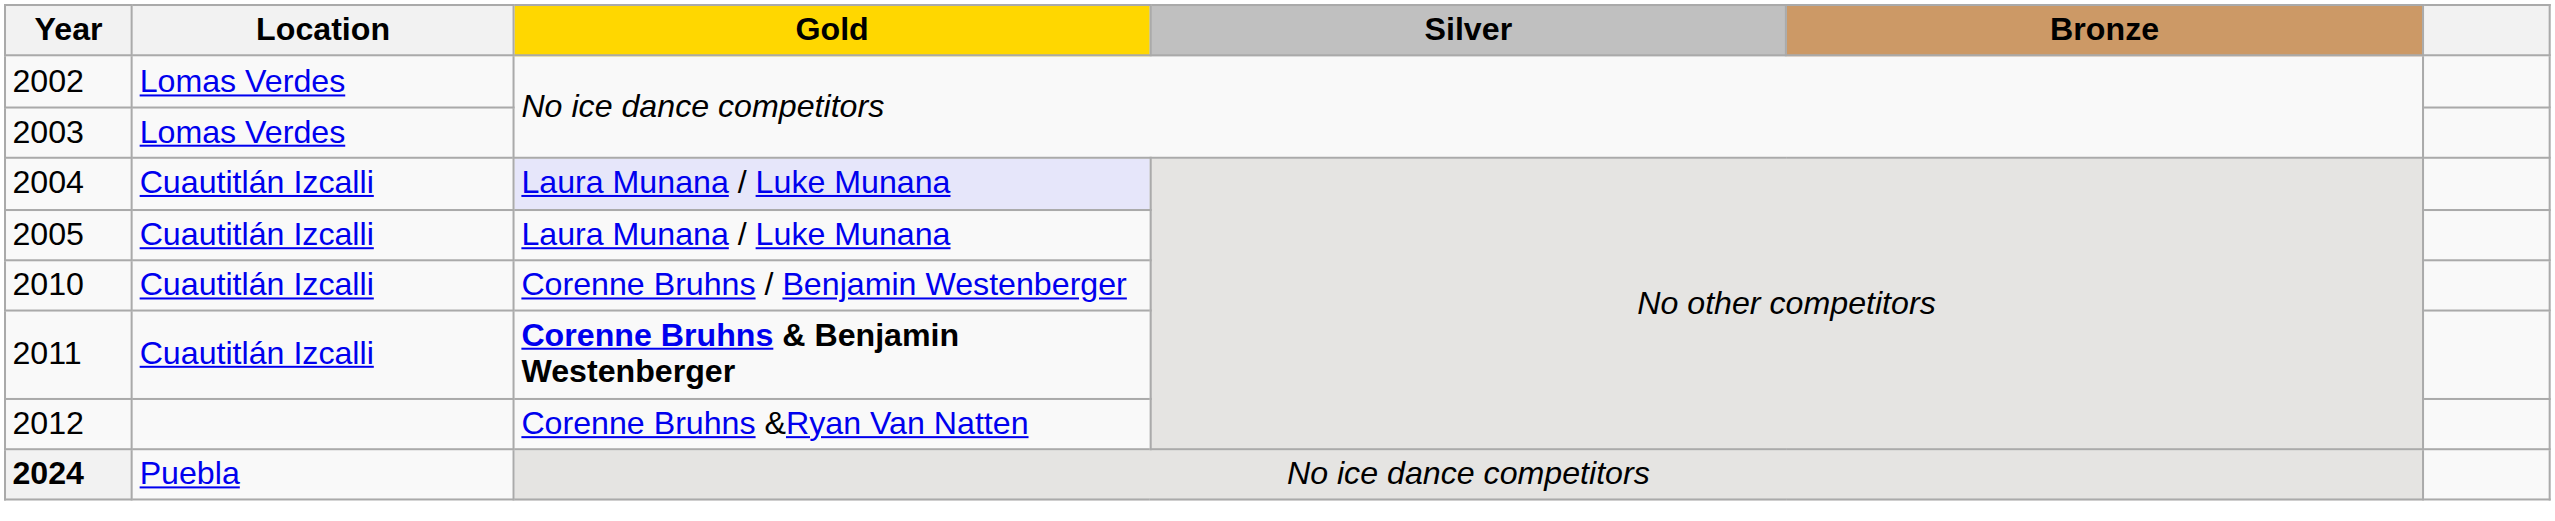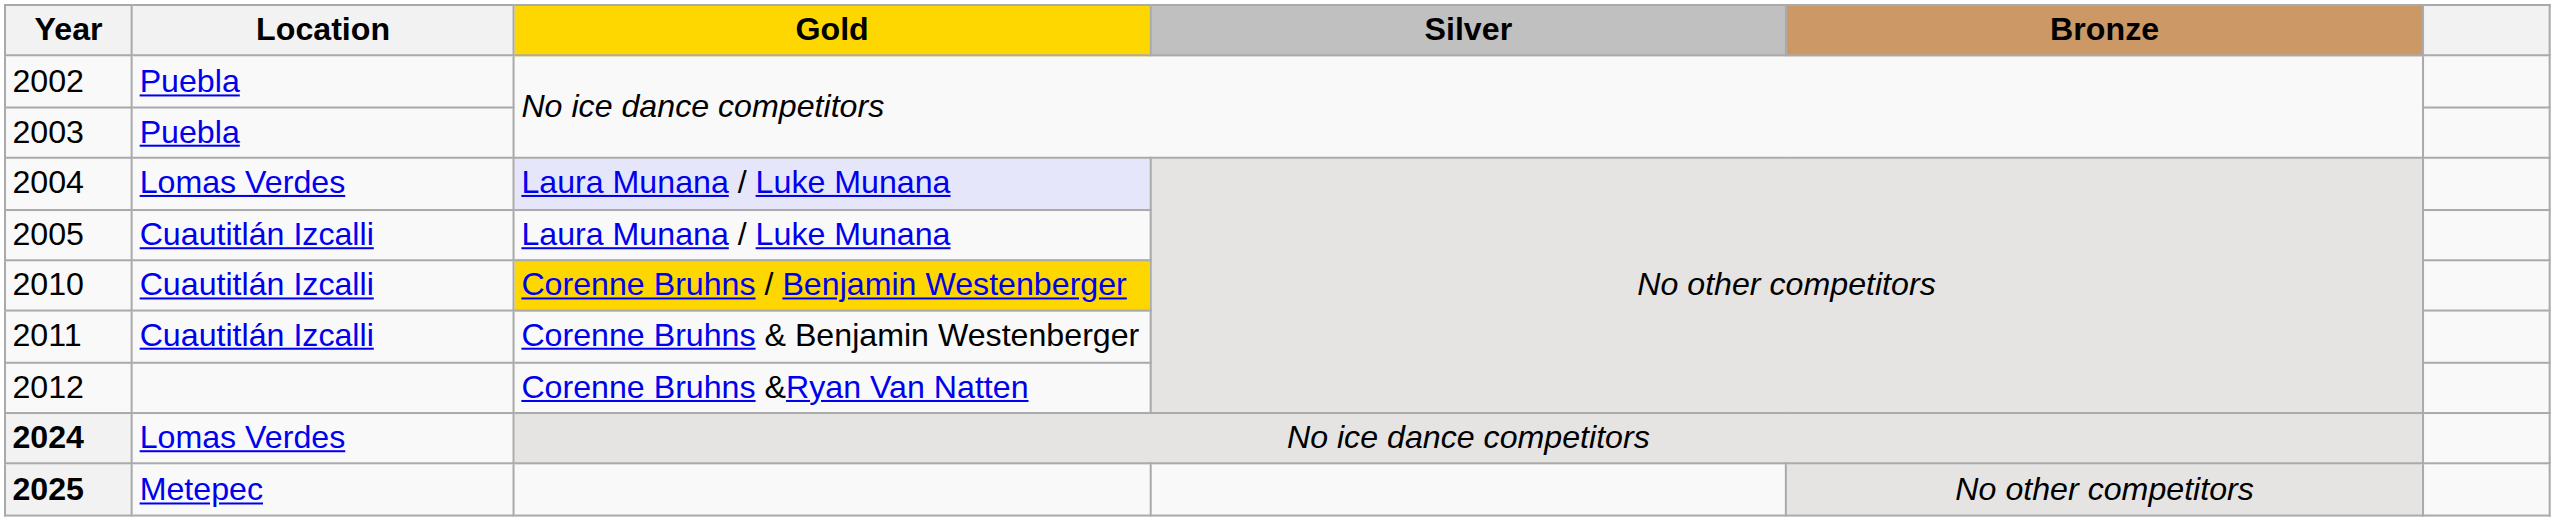(242, 81) Lomas Verdes -> (190, 81) Puebla
(242, 132) Lomas Verdes -> (190, 132) Puebla
(257, 183) Cuautitlán Izcalli -> (242, 183) Lomas Verdes
(824, 285) no background -> (824, 285) gold background
(740, 354) bold -> (830, 336) normal
(190, 474) Puebla -> (242, 438) Lomas Verdes
+ row: (48, 489)
